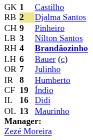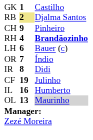- row: (10, 38)
(48, 69) Julinho -> (44, 59) Índio
(53, 79) Humberto -> (43, 69) Didi
(44, 90) Índio -> (48, 79) Julinho
(43, 100) Didi -> (53, 90) Humberto
(52, 111) no background -> (52, 100) lightgrey background
